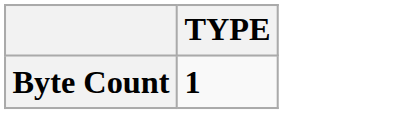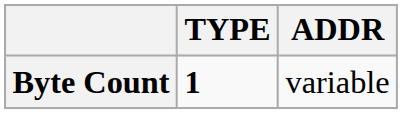+ column: (338, 30)
